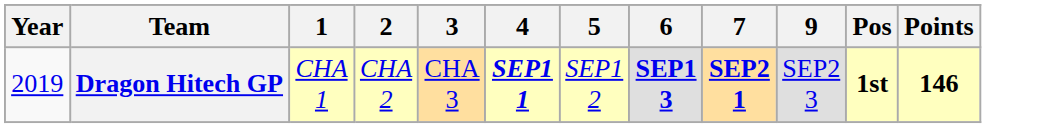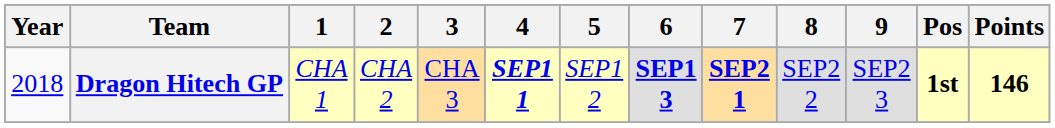+ column: (811, 25)
(37, 84) 2019 -> (37, 84) 2018
